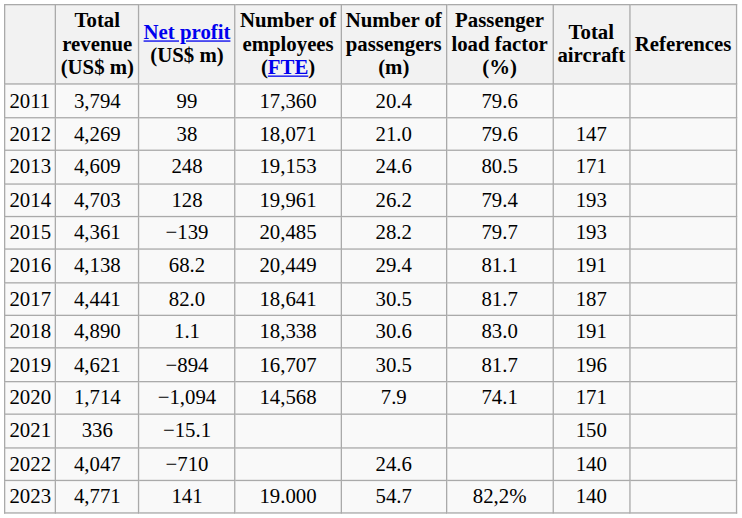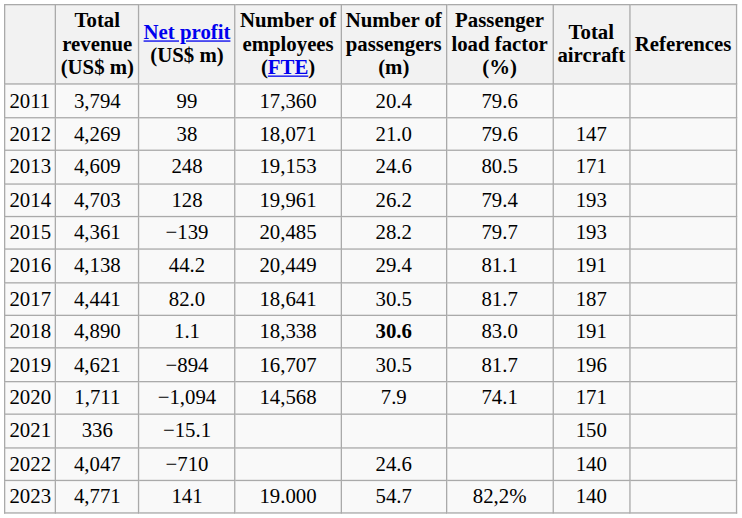(187, 265) 68.2 -> (187, 265) 44.2
(394, 331) normal -> (394, 331) bold
(97, 397) 1,714 -> (97, 397) 1,711
